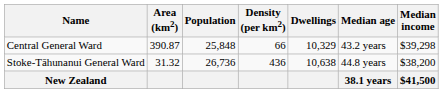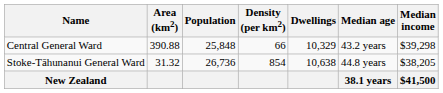(165, 45) 390.87 -> (165, 45) 390.88
(277, 62) 436 -> (277, 62) 854
(418, 62) $38,200 -> (418, 62) $38,205
